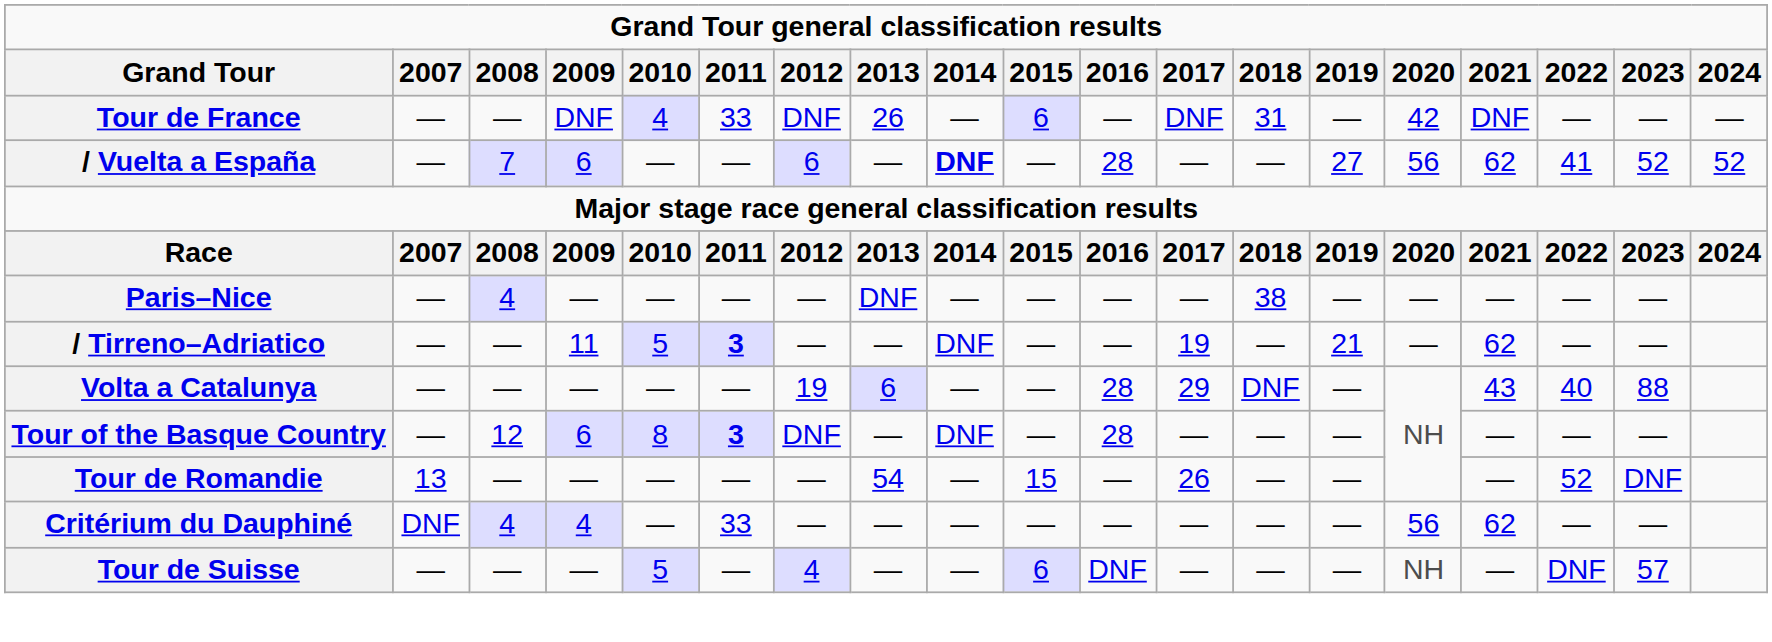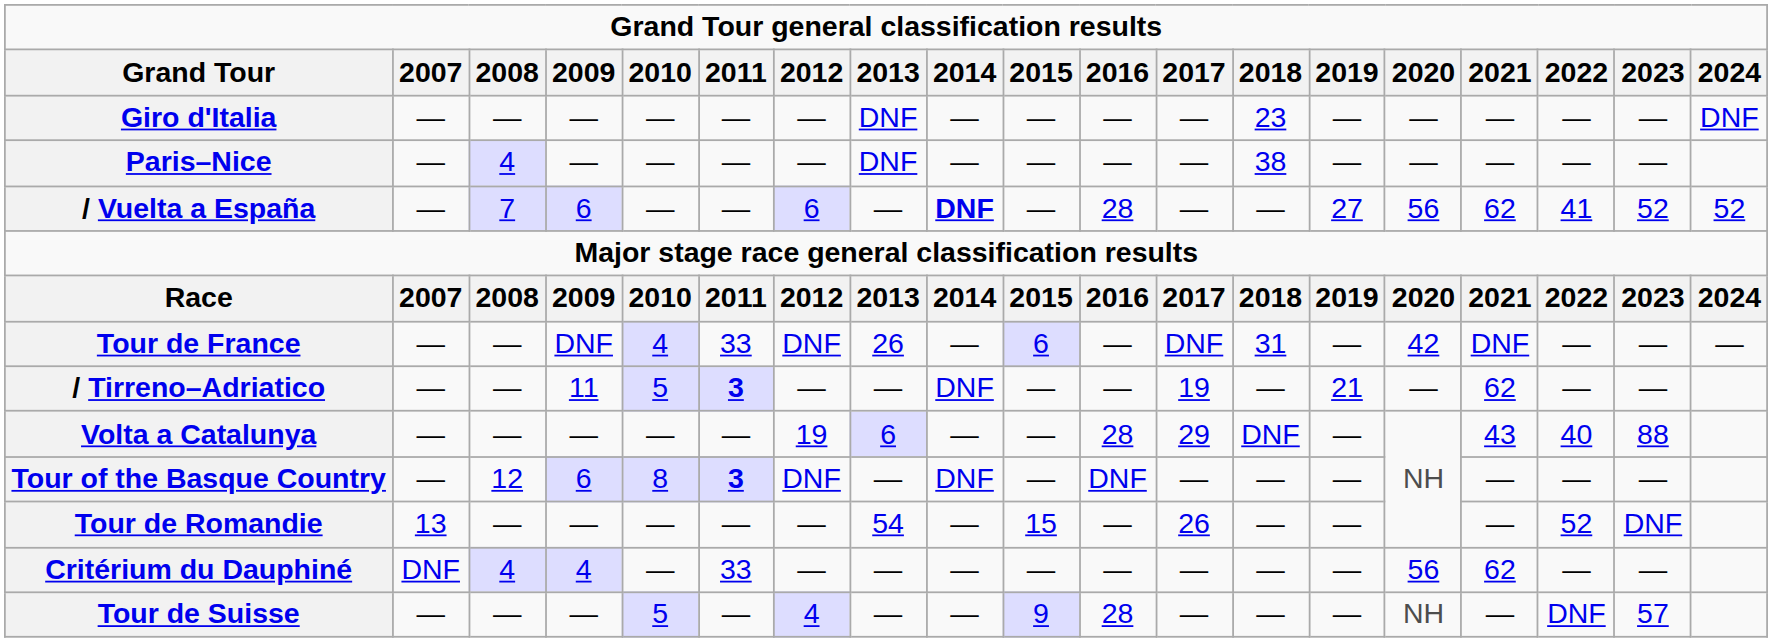+ row: (199, 117)
rows swapped: (199, 117) <-> (199, 298)
(1118, 433) 28 -> (1118, 478) DNF
(1041, 569) 6 -> (1041, 614) 9
(1118, 569) DNF -> (1118, 614) 28
